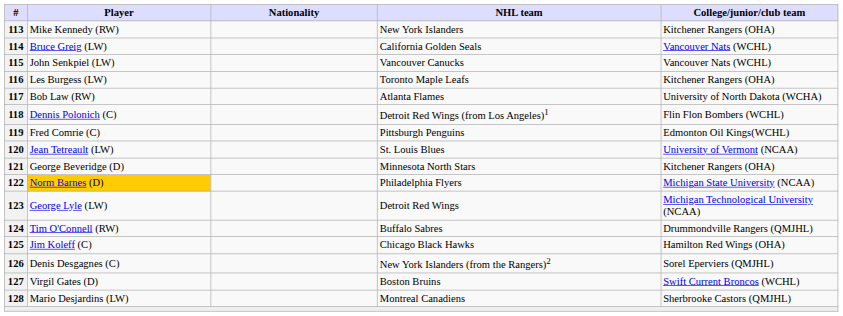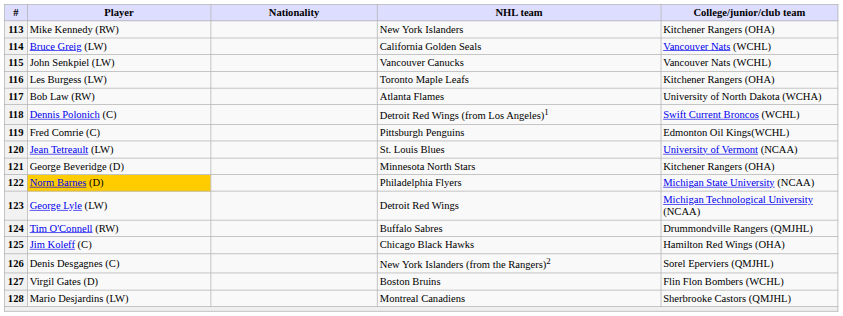(723, 114) Flin Flon Bombers (WCHL) -> (731, 114) Swift Current Broncos (WCHL)
(731, 281) Swift Current Broncos (WCHL) -> (723, 281) Flin Flon Bombers (WCHL)
